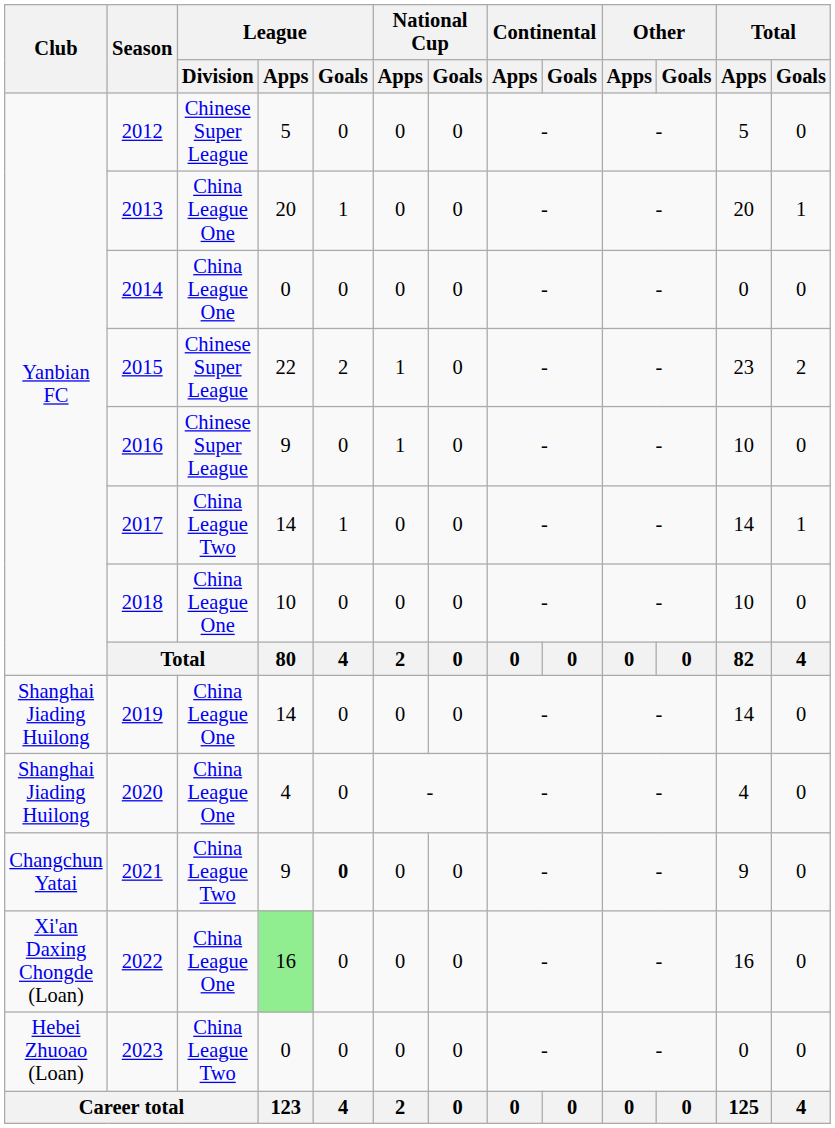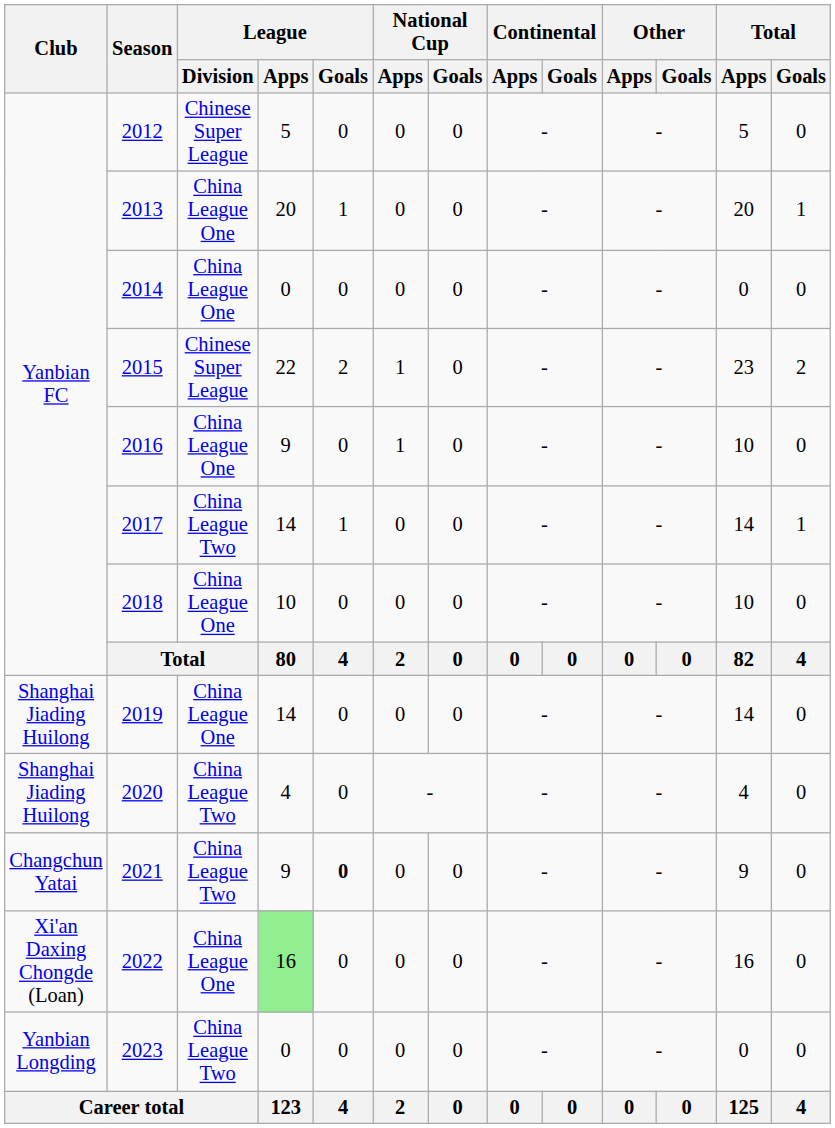(218, 446) Chinese Super League -> (218, 446) China League One
(218, 792) China League One -> (218, 792) China League Two
(56, 1051) Hebei Zhuoao (Loan) -> (56, 1051) Yanbian Longding
